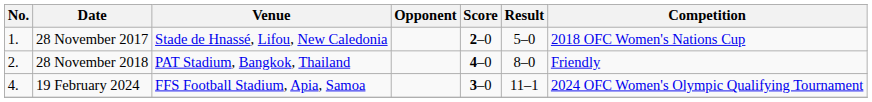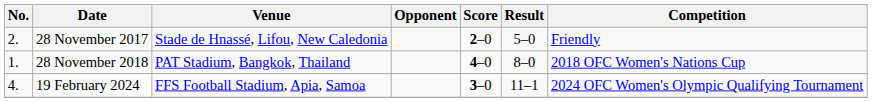(13, 39) 1. -> (13, 39) 2.
(648, 39) 2018 OFC Women's Nations Cup -> (576, 39) Friendly
(13, 62) 2. -> (13, 62) 1.
(576, 62) Friendly -> (648, 62) 2018 OFC Women's Nations Cup
